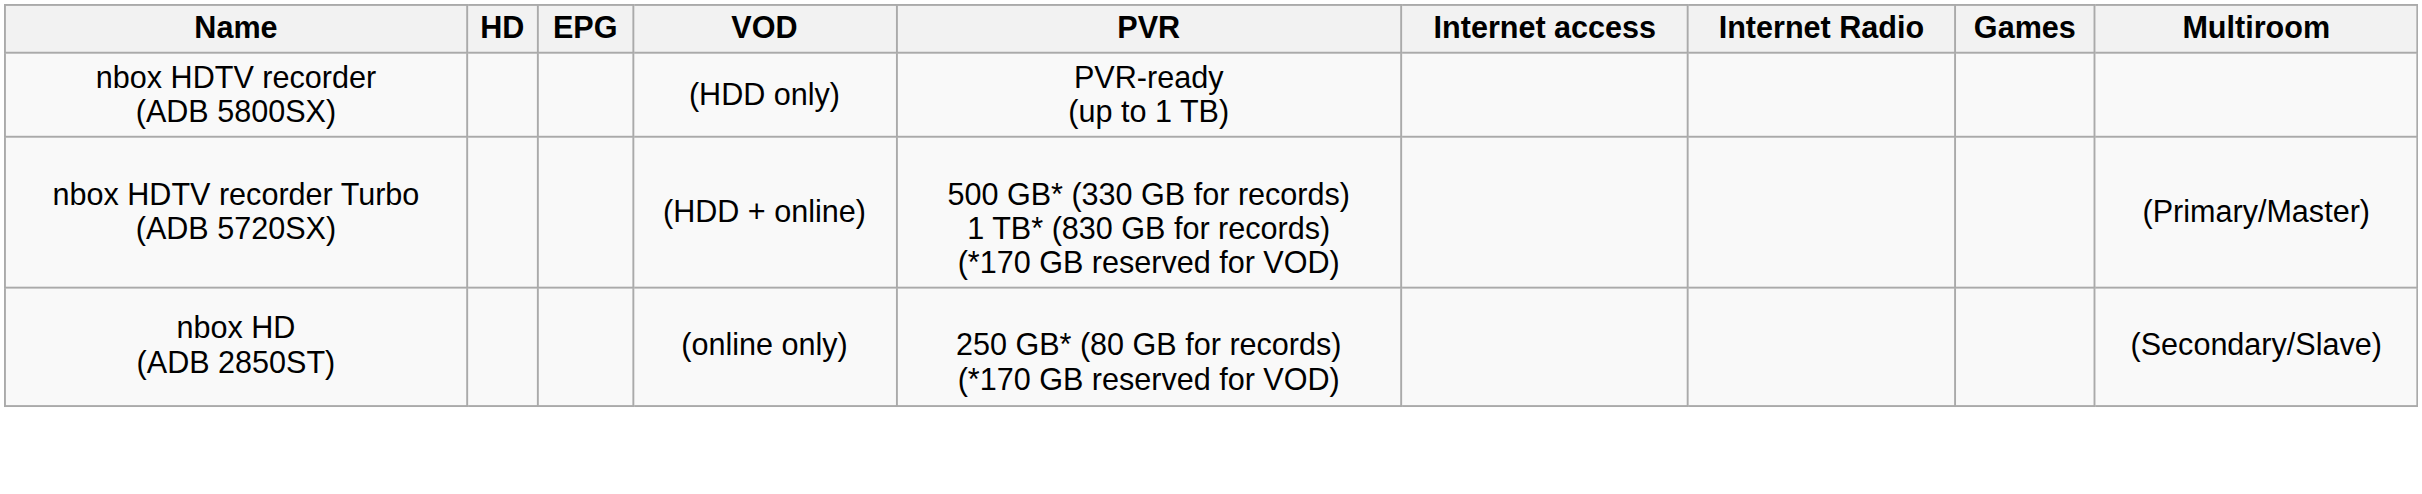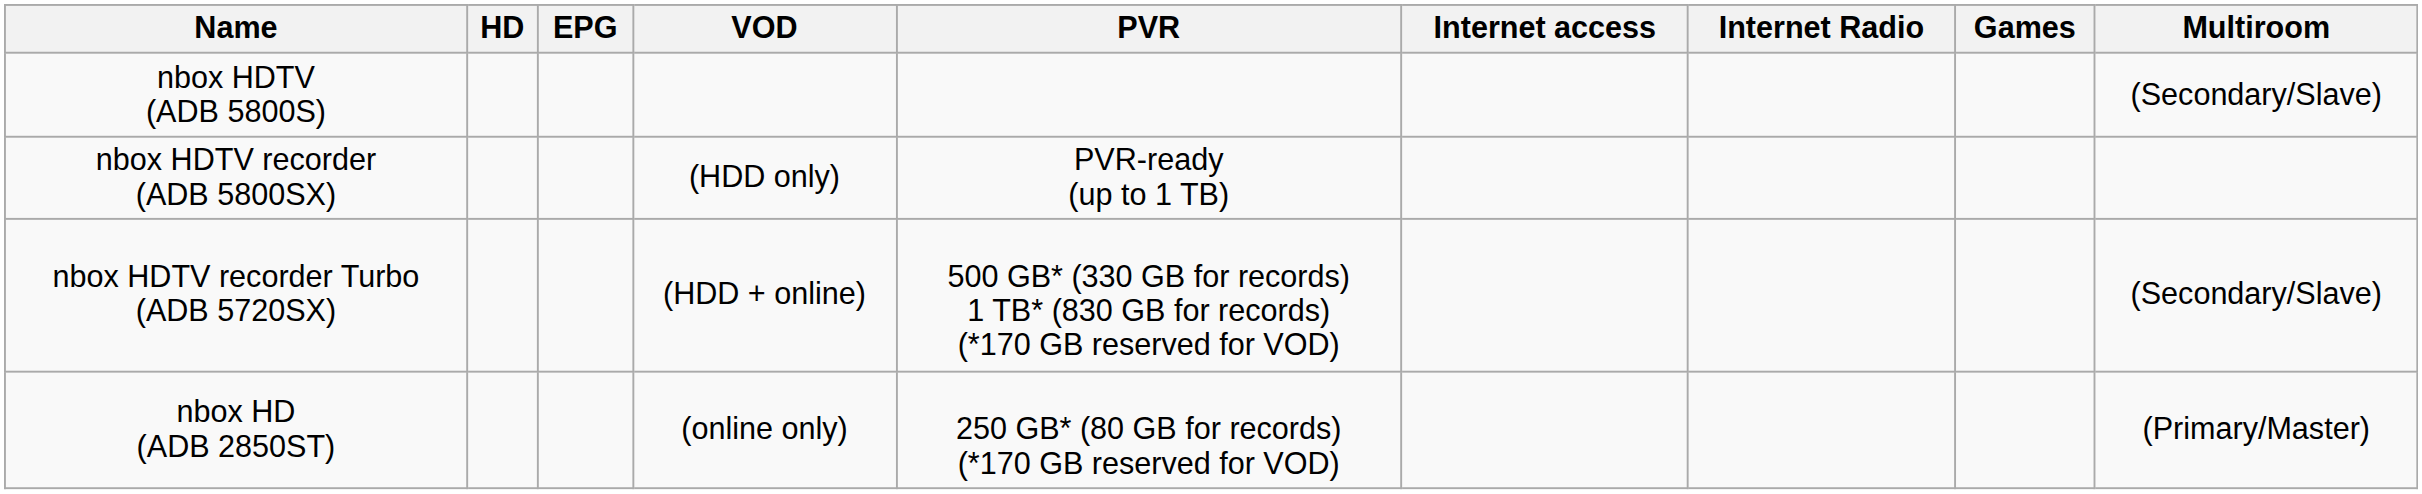+ row: (236, 94)
(2256, 211) (Primary/Master) -> (2256, 294) (Secondary/Slave)
(2256, 346) (Secondary/Slave) -> (2256, 428) (Primary/Master)
